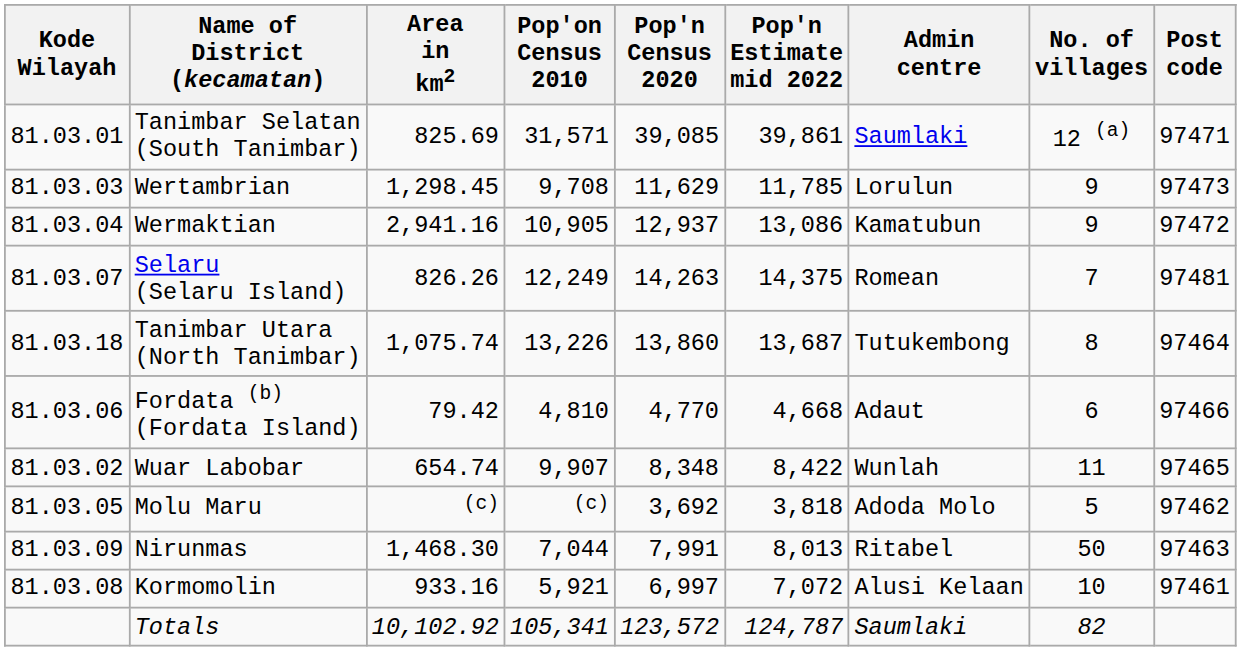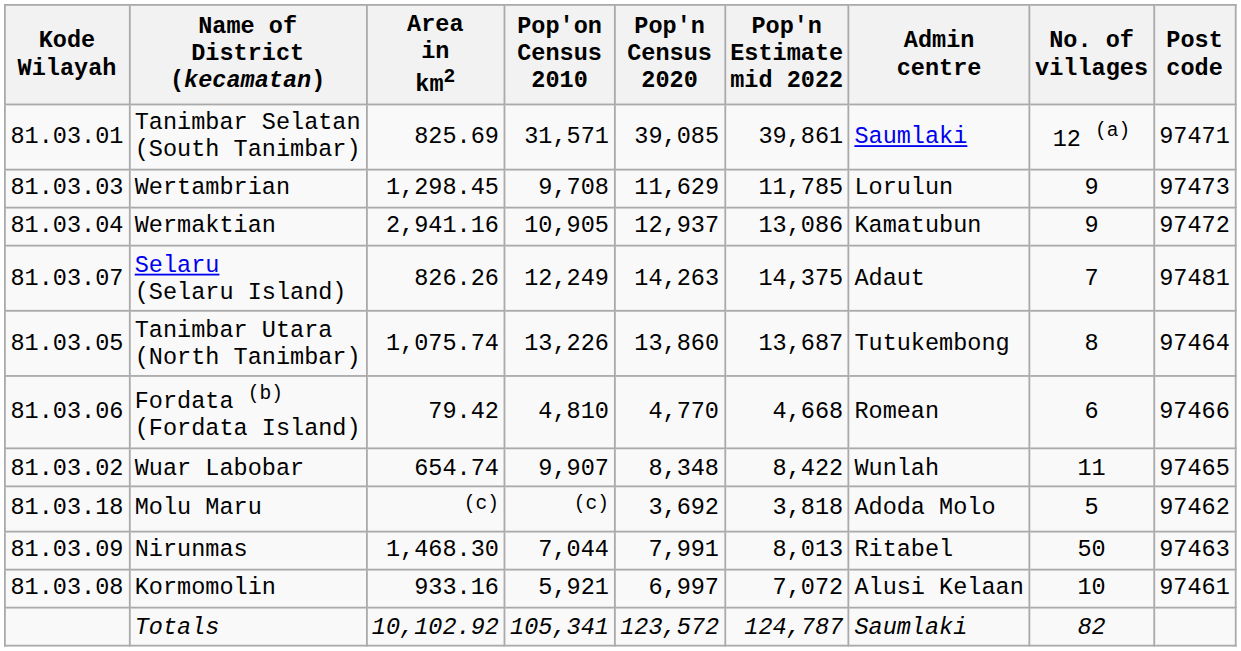(897, 279) Romean -> (890, 279) Adaut
(67, 344) 81.03.18 -> (67, 344) 81.03.05
(890, 413) Adaut -> (897, 413) Romean
(67, 509) 81.03.05 -> (67, 509) 81.03.18
